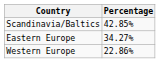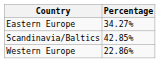rows swapped: (53, 24) <-> (41, 38)
